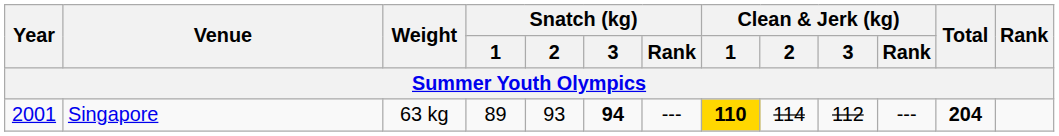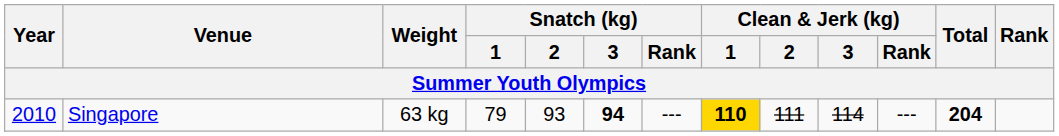(34, 114) 2001 -> (34, 114) 2010
(495, 114) 89 -> (495, 114) 79
(789, 114) 114 -> (789, 114) 111
(848, 114) 112 -> (848, 114) 114
